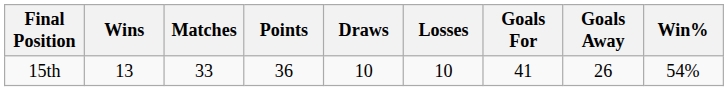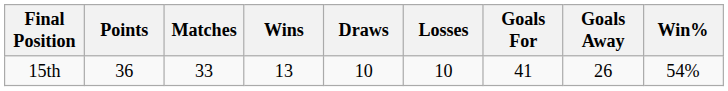columns swapped: (284, 30) <-> (124, 30)
